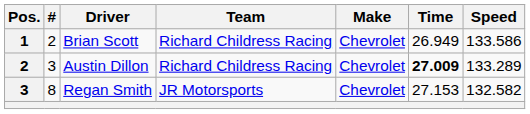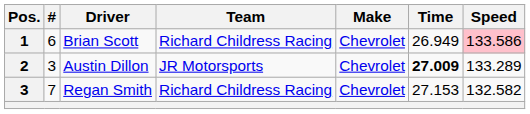(52, 41) 2 -> (52, 41) 6
(494, 41) no background -> (494, 41) pink background
(246, 65) Richard Childress Racing -> (211, 65) JR Motorsports
(52, 90) 8 -> (52, 90) 7
(211, 90) JR Motorsports -> (246, 90) Richard Childress Racing
